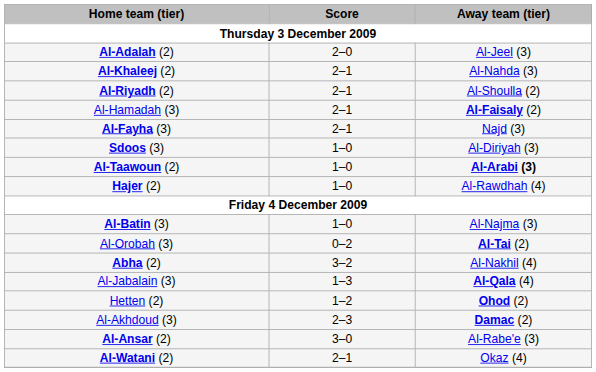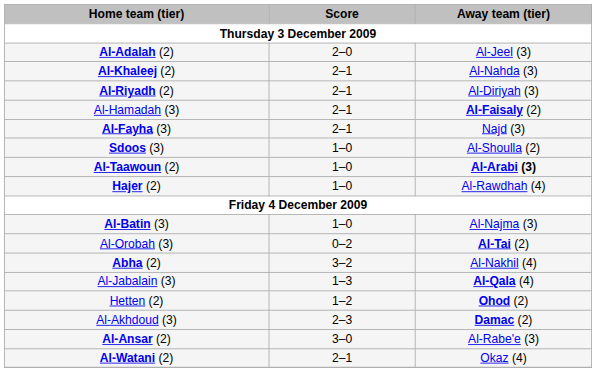(504, 91) Al-Shoulla (2) -> (503, 91) Al-Diriyah (3)
(503, 148) Al-Diriyah (3) -> (504, 148) Al-Shoulla (2)
